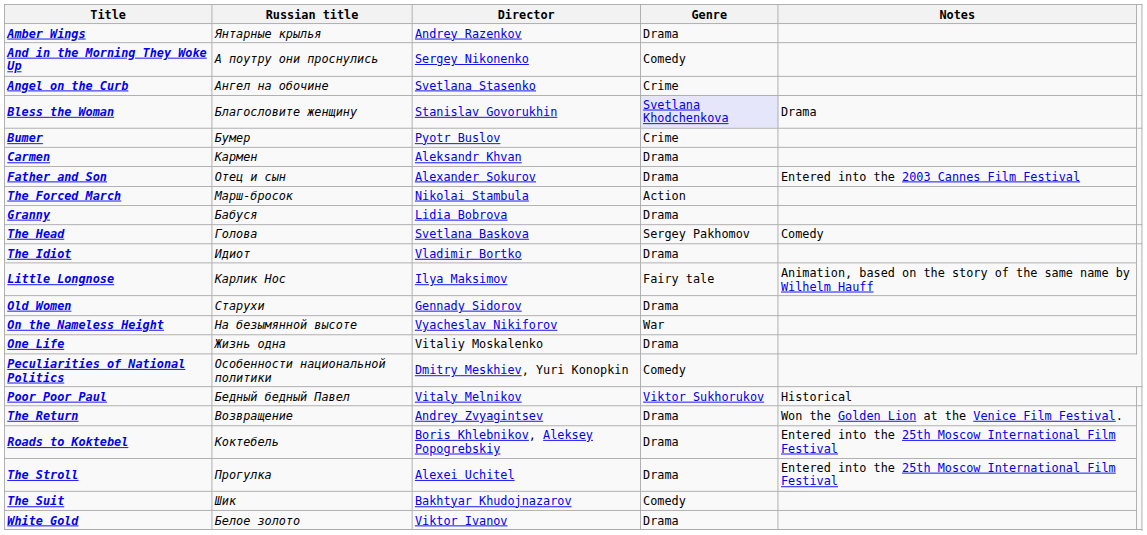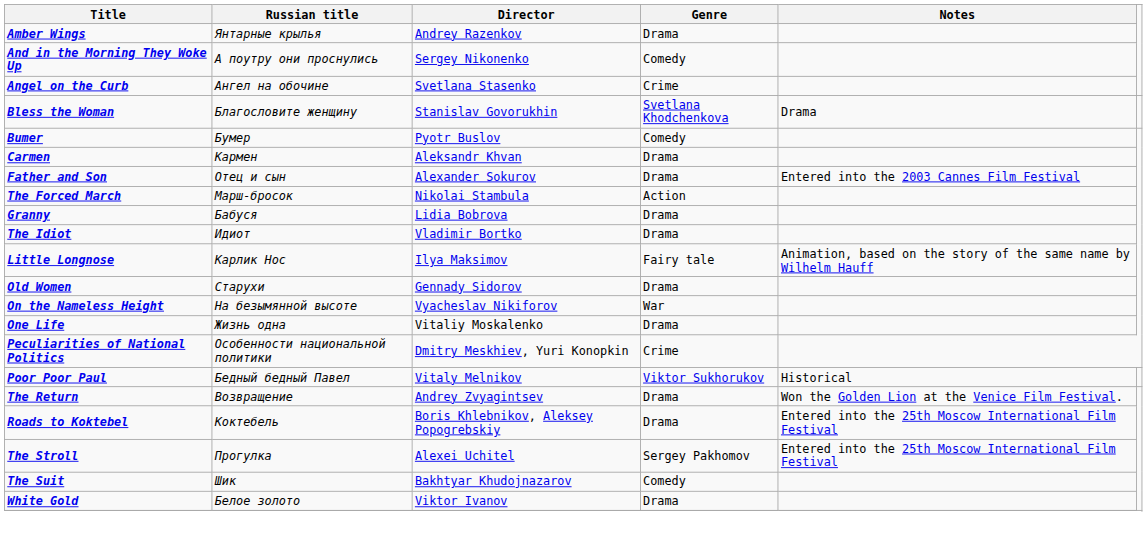(686, 112) lavender background -> (686, 112) no background
(661, 138) Crime -> (664, 138) Comedy
- row: (36, 234)
(664, 370) Comedy -> (661, 351) Crime
(661, 475) Drama -> (697, 456) Sergey Pakhomov
